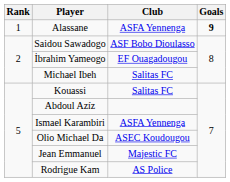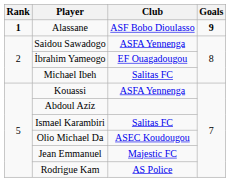(18, 28) normal -> (18, 28) bold
(152, 28) ASFA Yennenga -> (152, 28) ASF Bobo Dioulasso
(152, 43) ASF Bobo Dioulasso -> (152, 43) ASFA Yennenga
(152, 91) Salitas FC -> (152, 91) ASFA Yennenga
(152, 122) ASFA Yennenga -> (152, 122) Salitas FC
